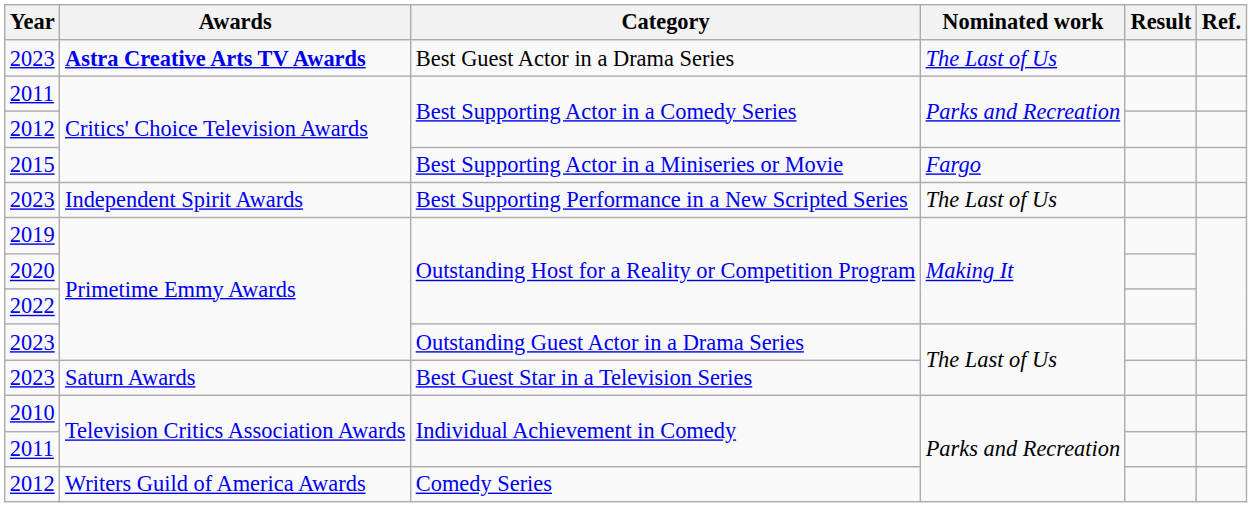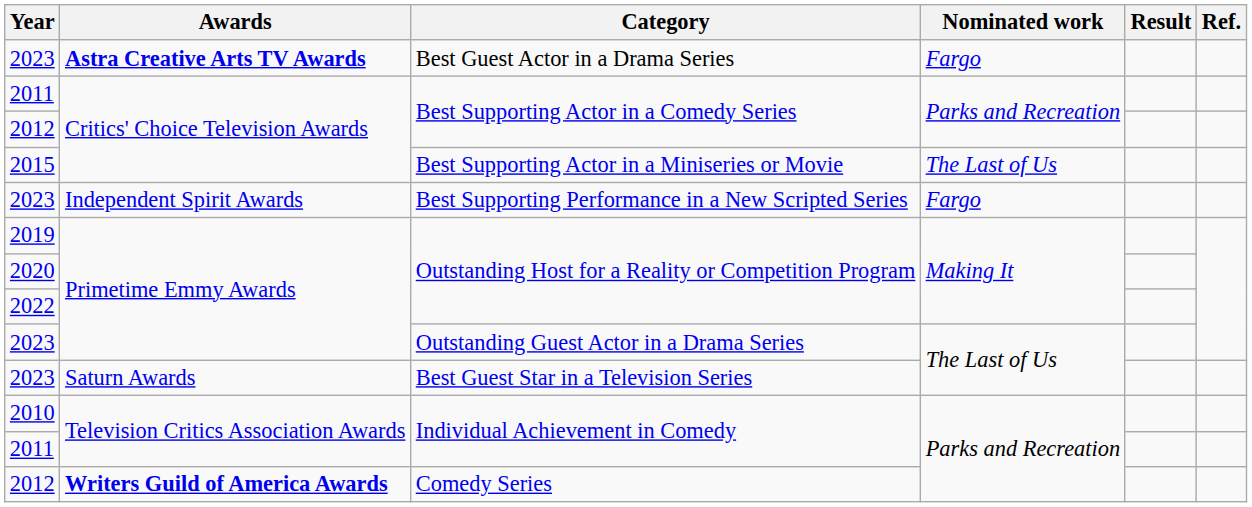(991, 57) The Last of Us -> (953, 57) Fargo
(953, 164) Fargo -> (991, 164) The Last of Us
(991, 199) The Last of Us -> (953, 199) Fargo
(215, 484) normal -> (226, 484) bold
